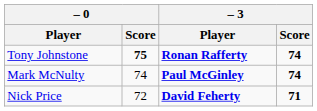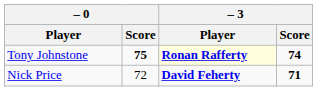(204, 55) no background -> (204, 55) lightyellow background
- row: (46, 75)
